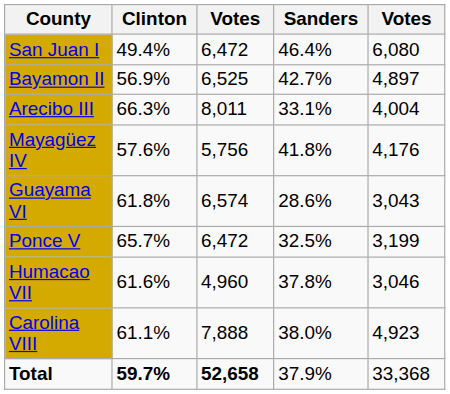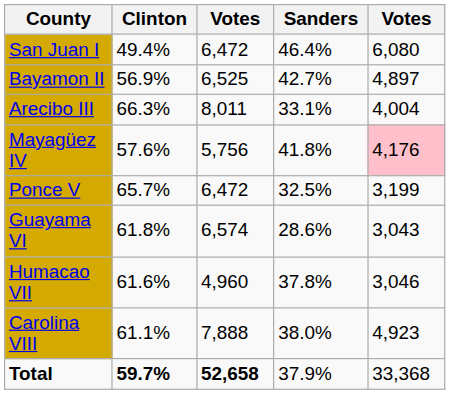(396, 149) no background -> (396, 149) pink background
rows swapped: (45, 241) <-> (50, 201)
